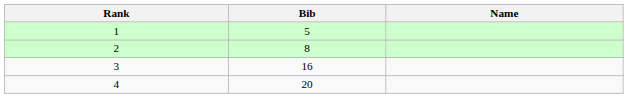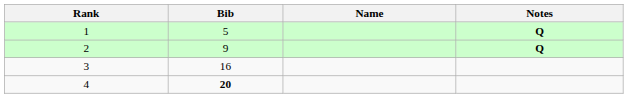+ column: (540, 13)
(307, 48) 8 -> (225, 48) 9
(307, 84) normal -> (225, 84) bold
